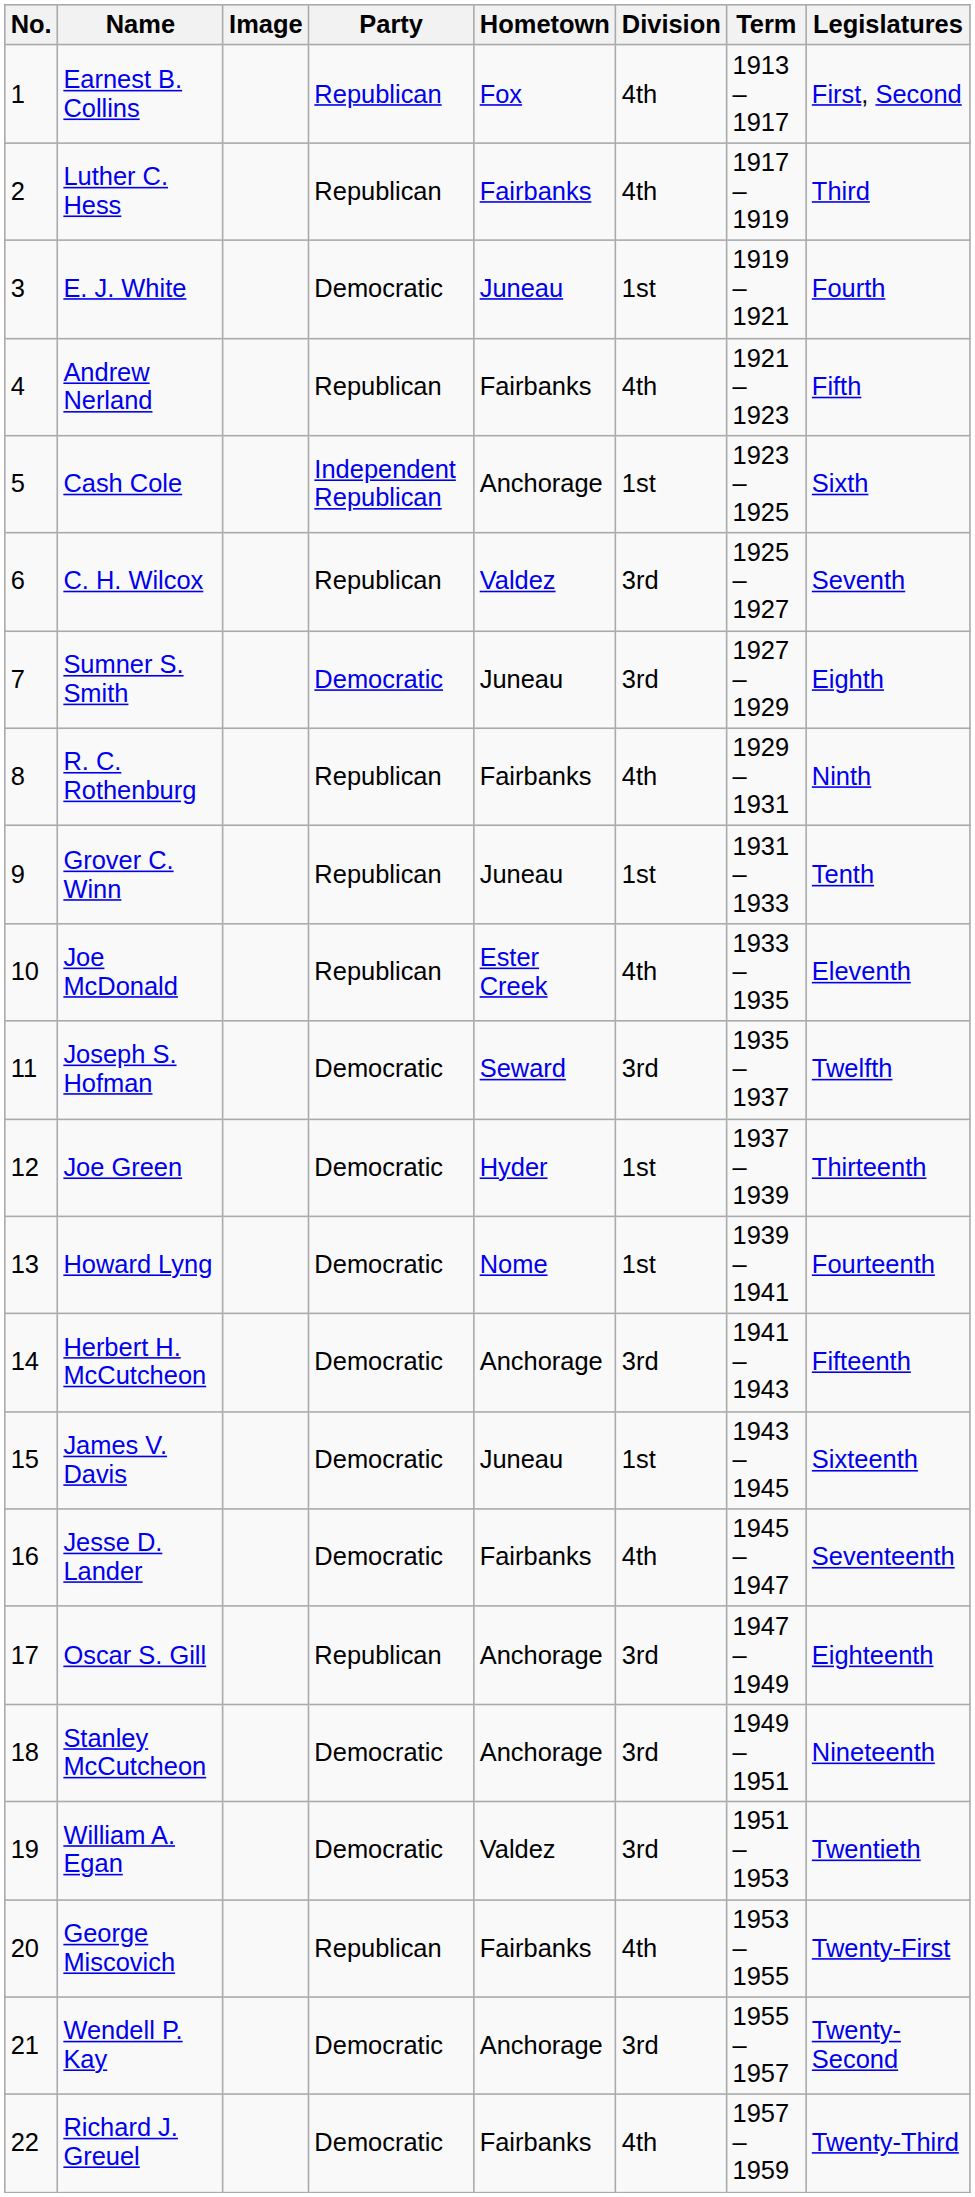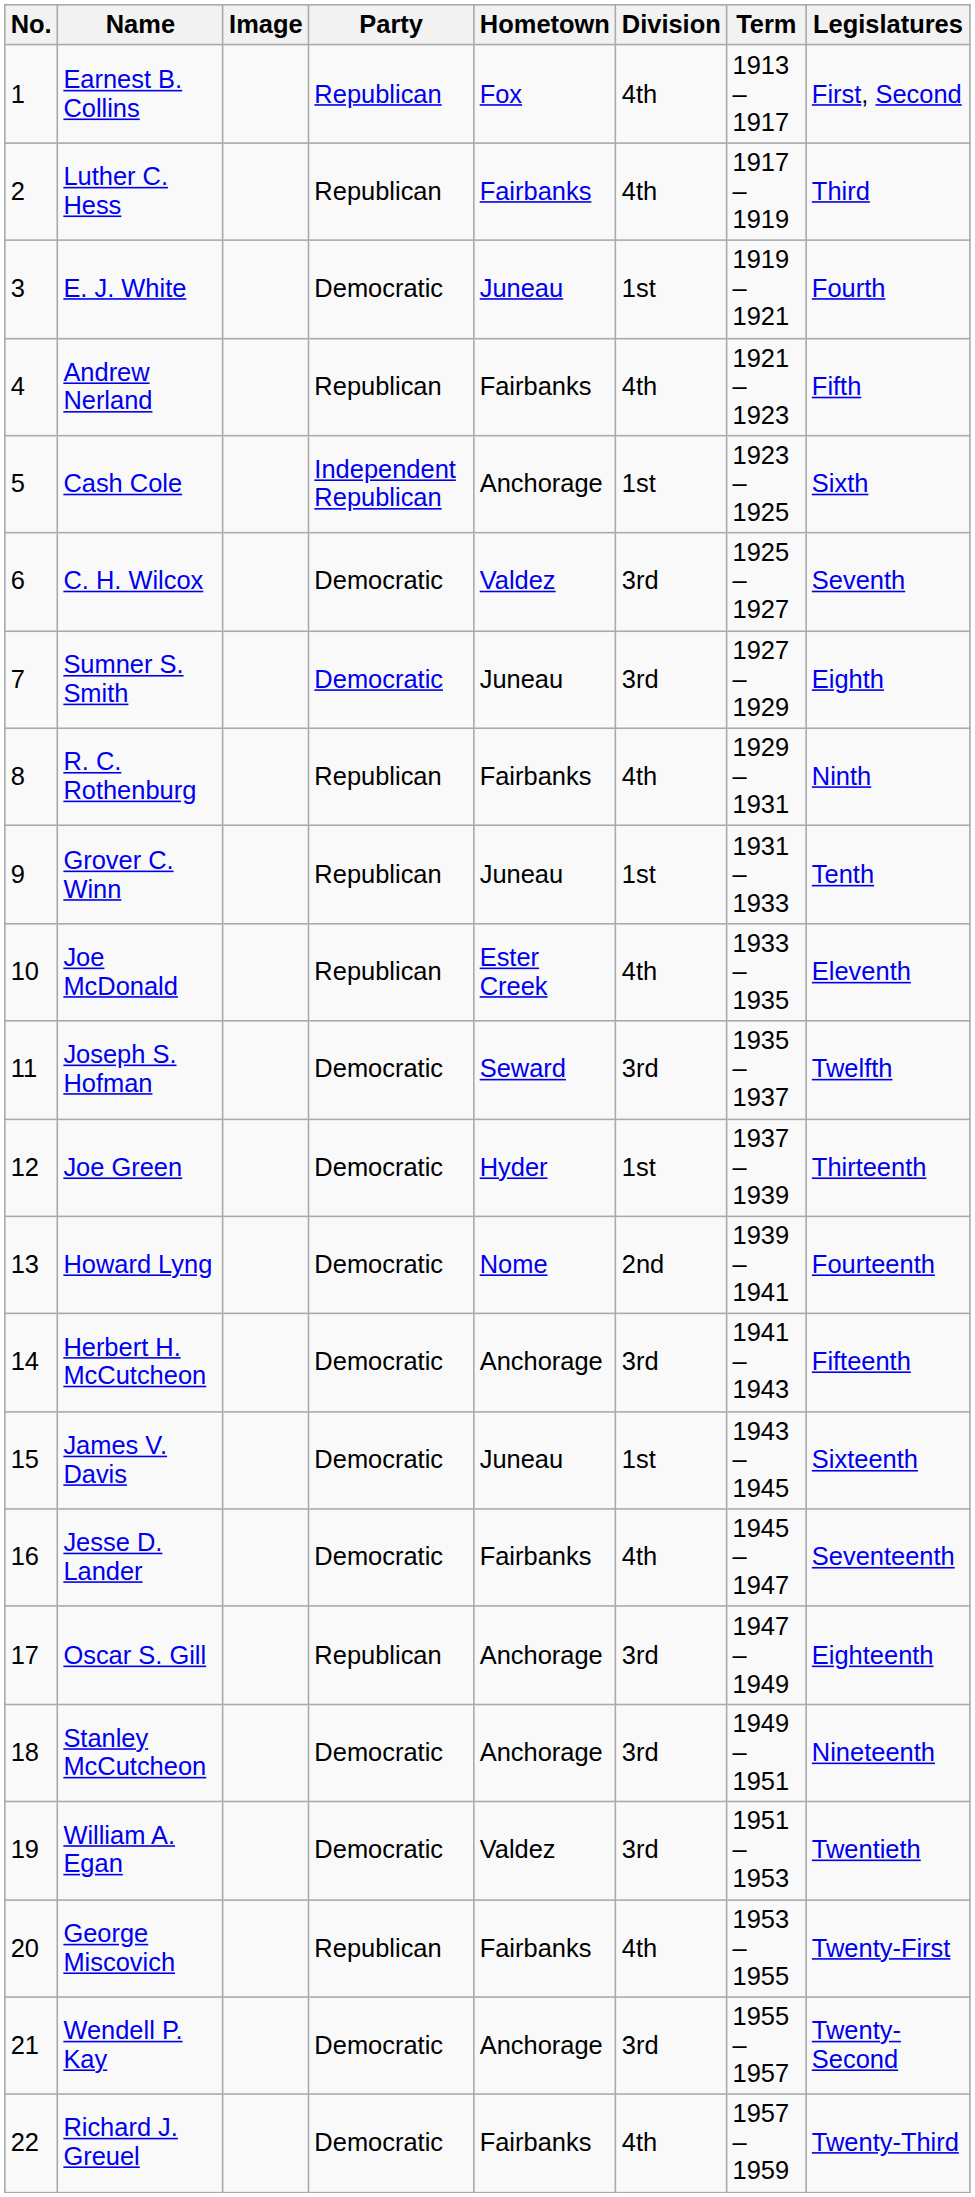(378, 581) Republican -> (379, 581) Democratic
(639, 1264) 1st -> (643, 1264) 2nd
